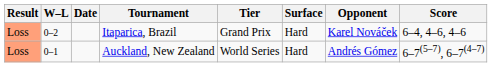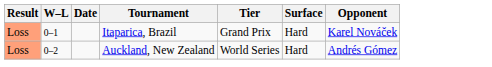- column: (443, 13)
(51, 32) 0–2 -> (51, 32) 0–1
(51, 52) 0–1 -> (51, 50) 0–2
